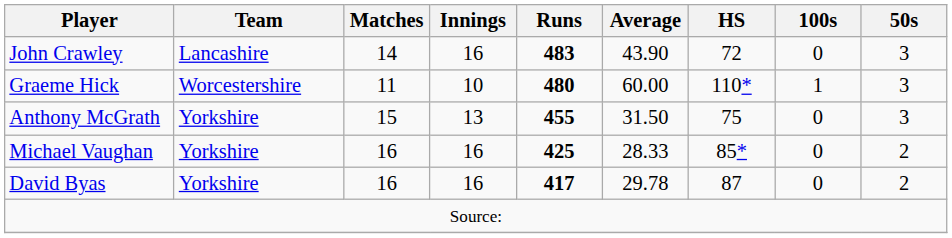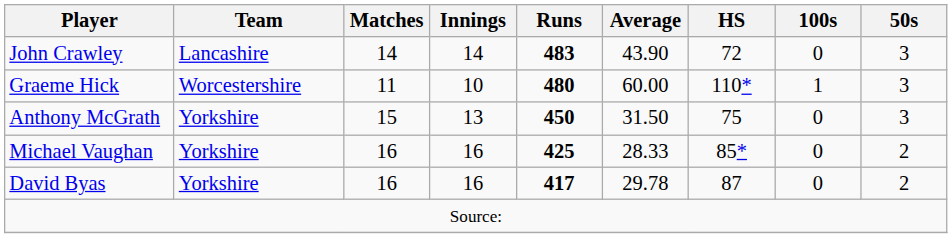(473, 53) 16 -> (473, 53) 14
(559, 118) 455 -> (559, 118) 450
